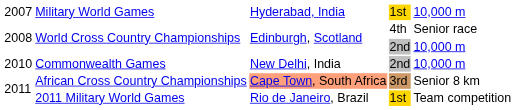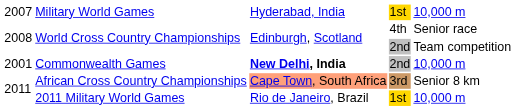(439, 46) 10,000 m -> (462, 46) Team competition
(18, 63) 2010 -> (18, 63) 2001
(295, 63) normal -> (298, 63) bold
(462, 98) Team competition -> (439, 98) 10,000 m
